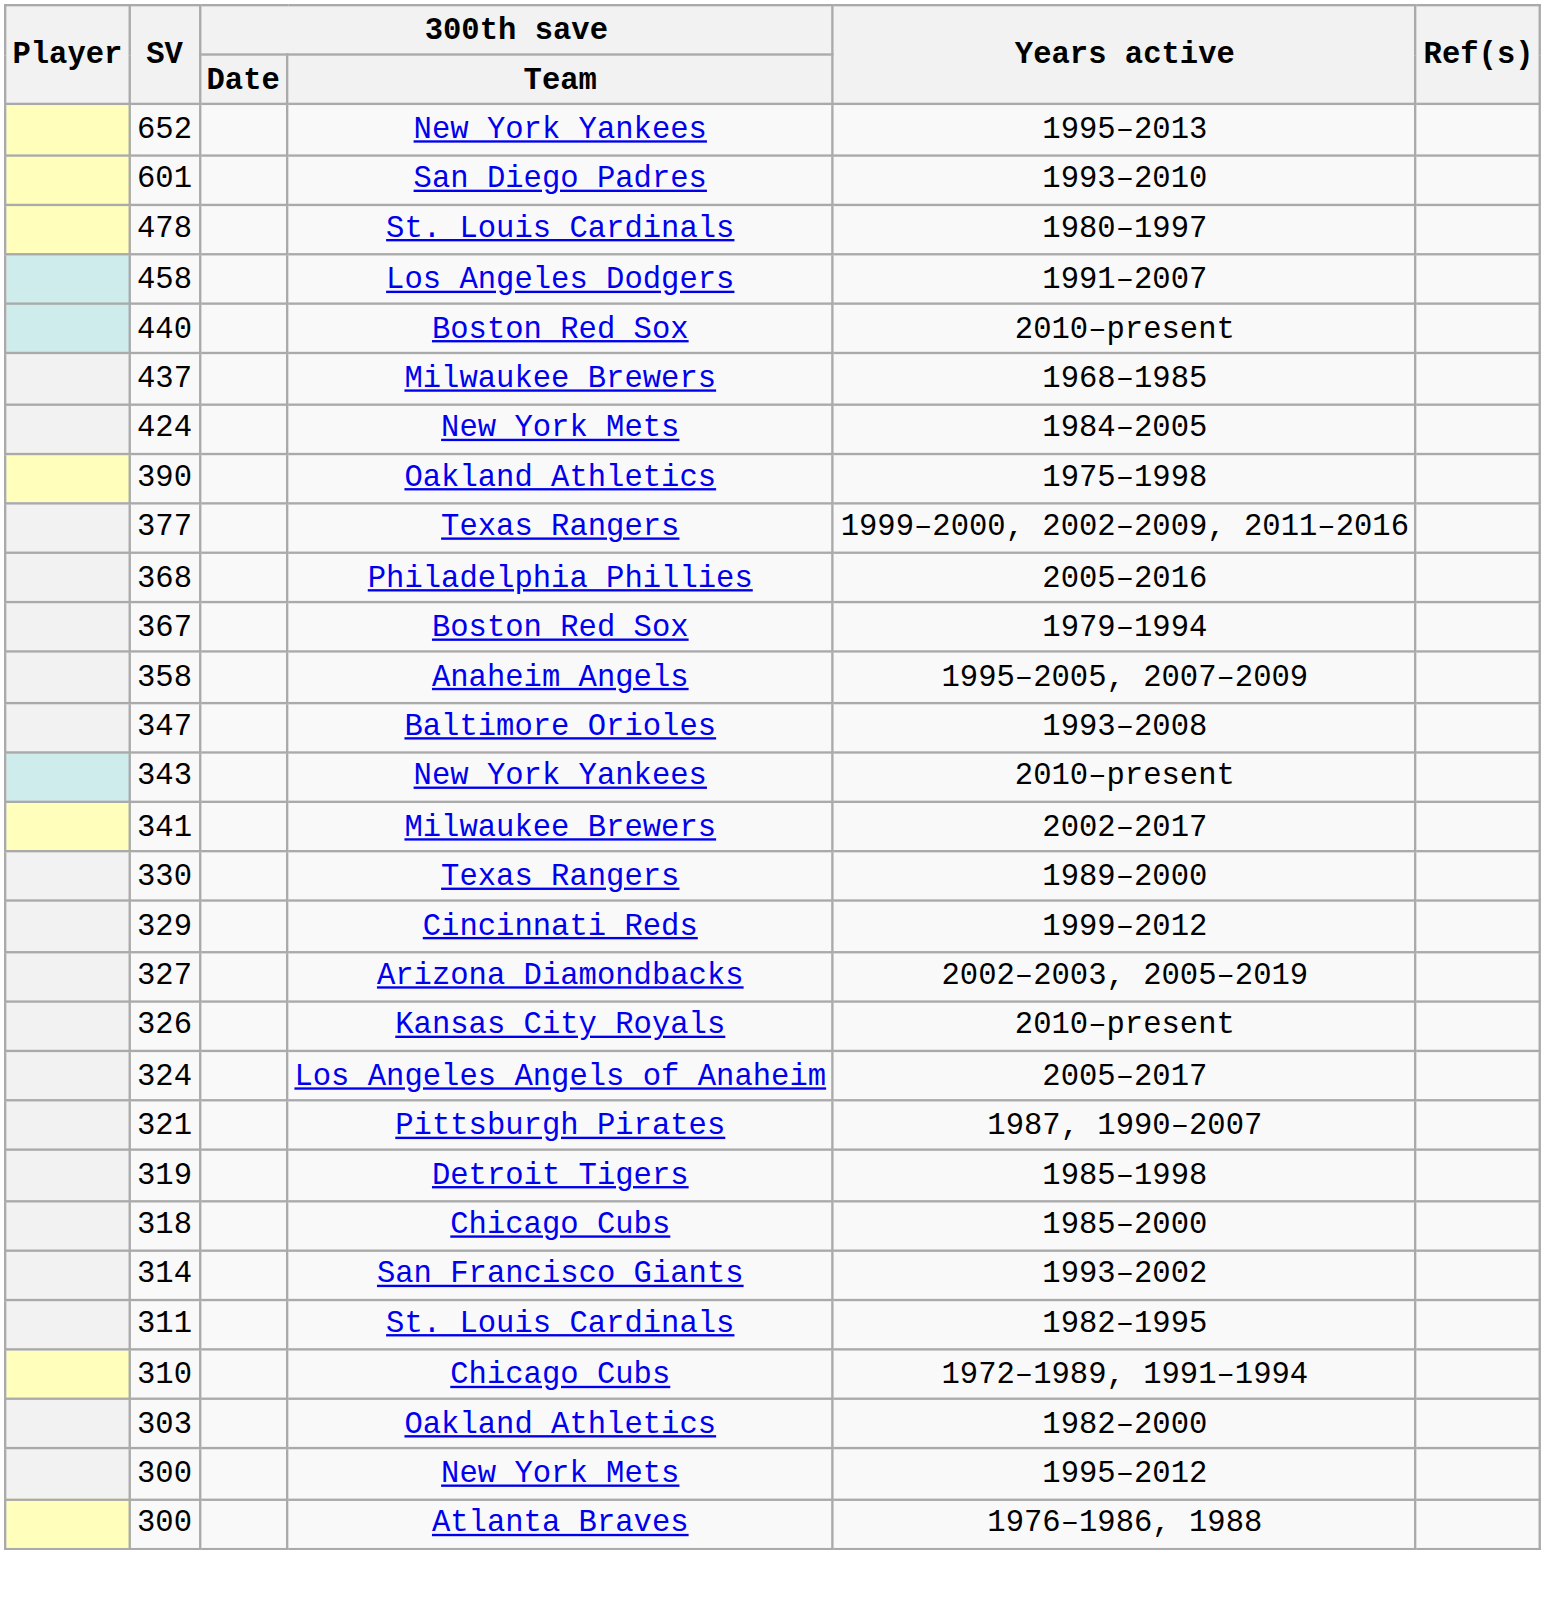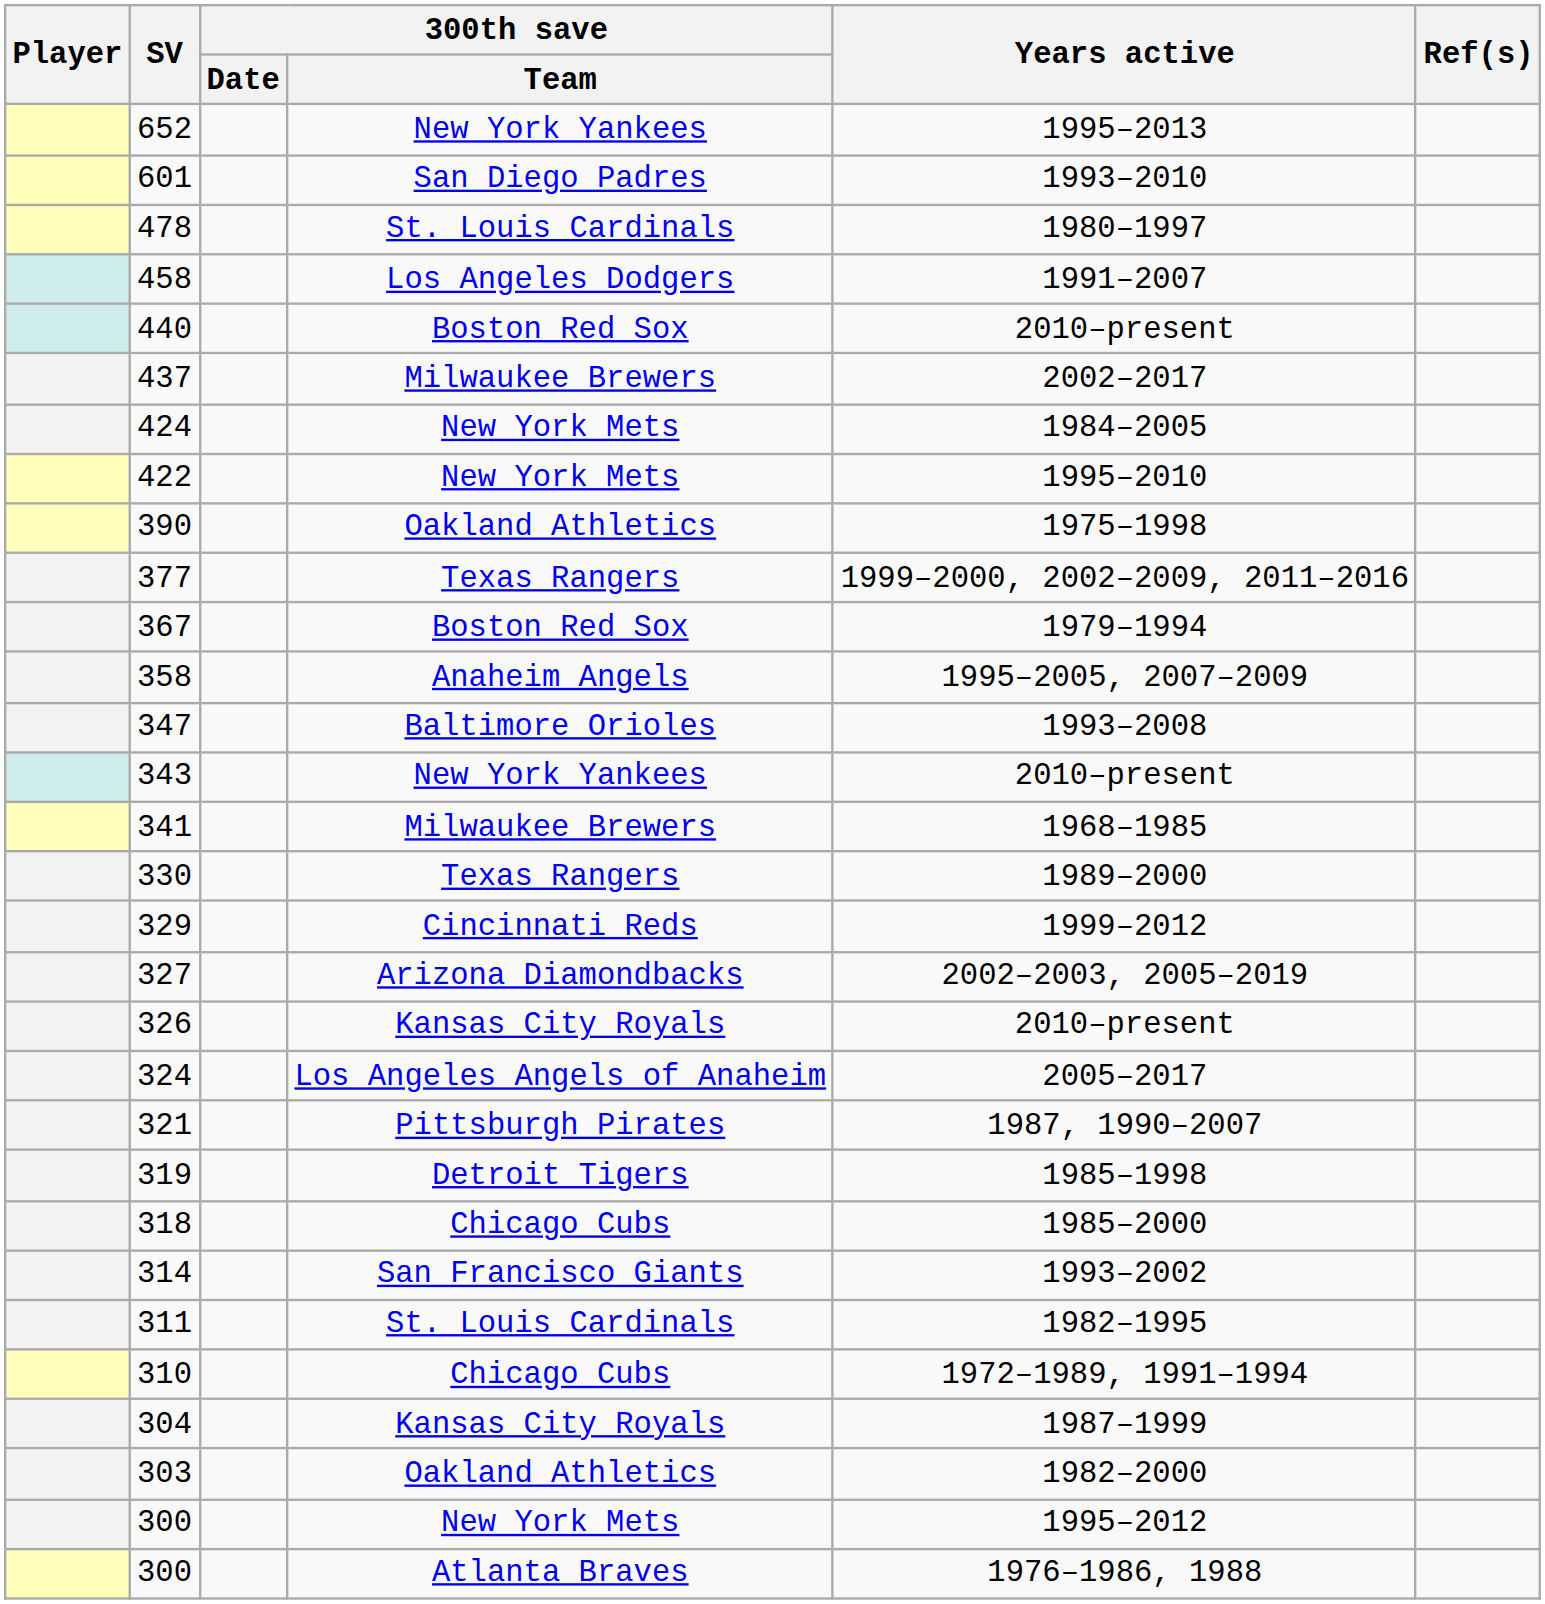(1125, 379) 1968–1985 -> (1125, 379) 2002–2017
+ row: (164, 478)
- row: (164, 578)
(1125, 827) 2002–2017 -> (1125, 827) 1968–1985
+ row: (164, 1424)
